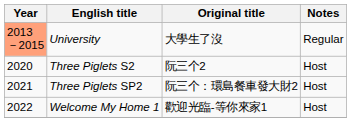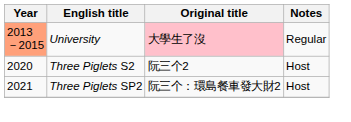(193, 39) no background -> (176, 39) pink background
- row: (104, 107)
